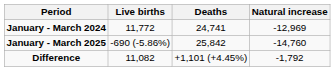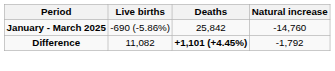- row: (56, 27)
(211, 58) normal -> (211, 43) bold
